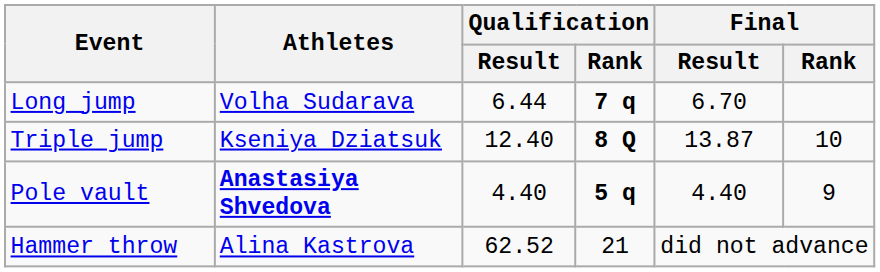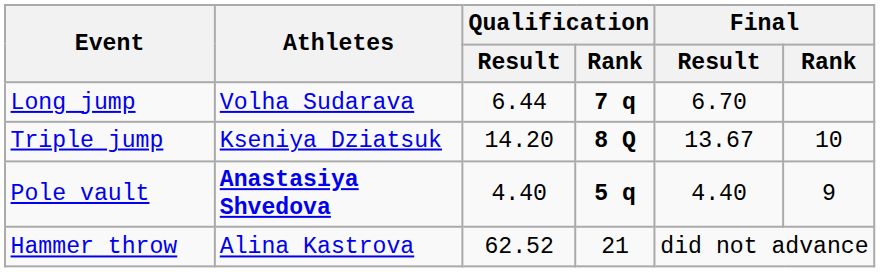(519, 141) 12.40 -> (519, 141) 14.20
(719, 141) 13.87 -> (719, 141) 13.67
